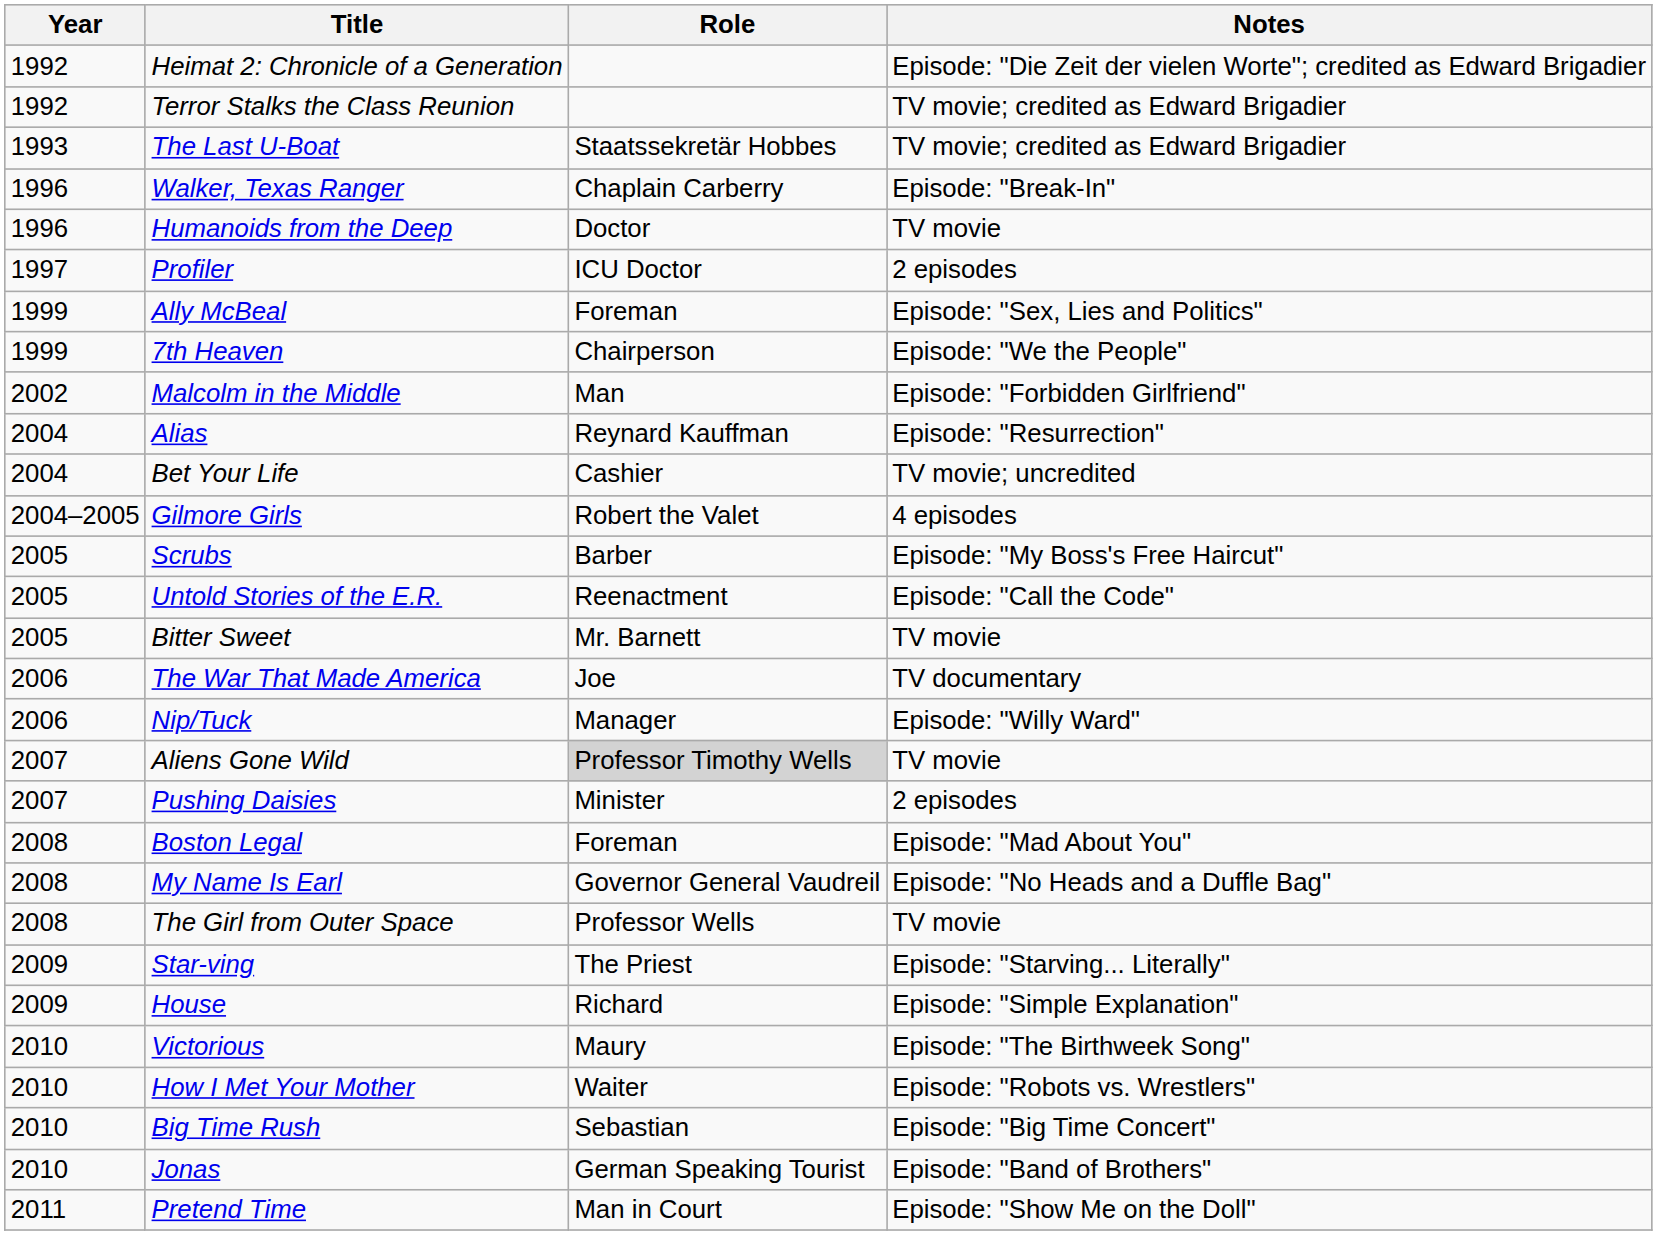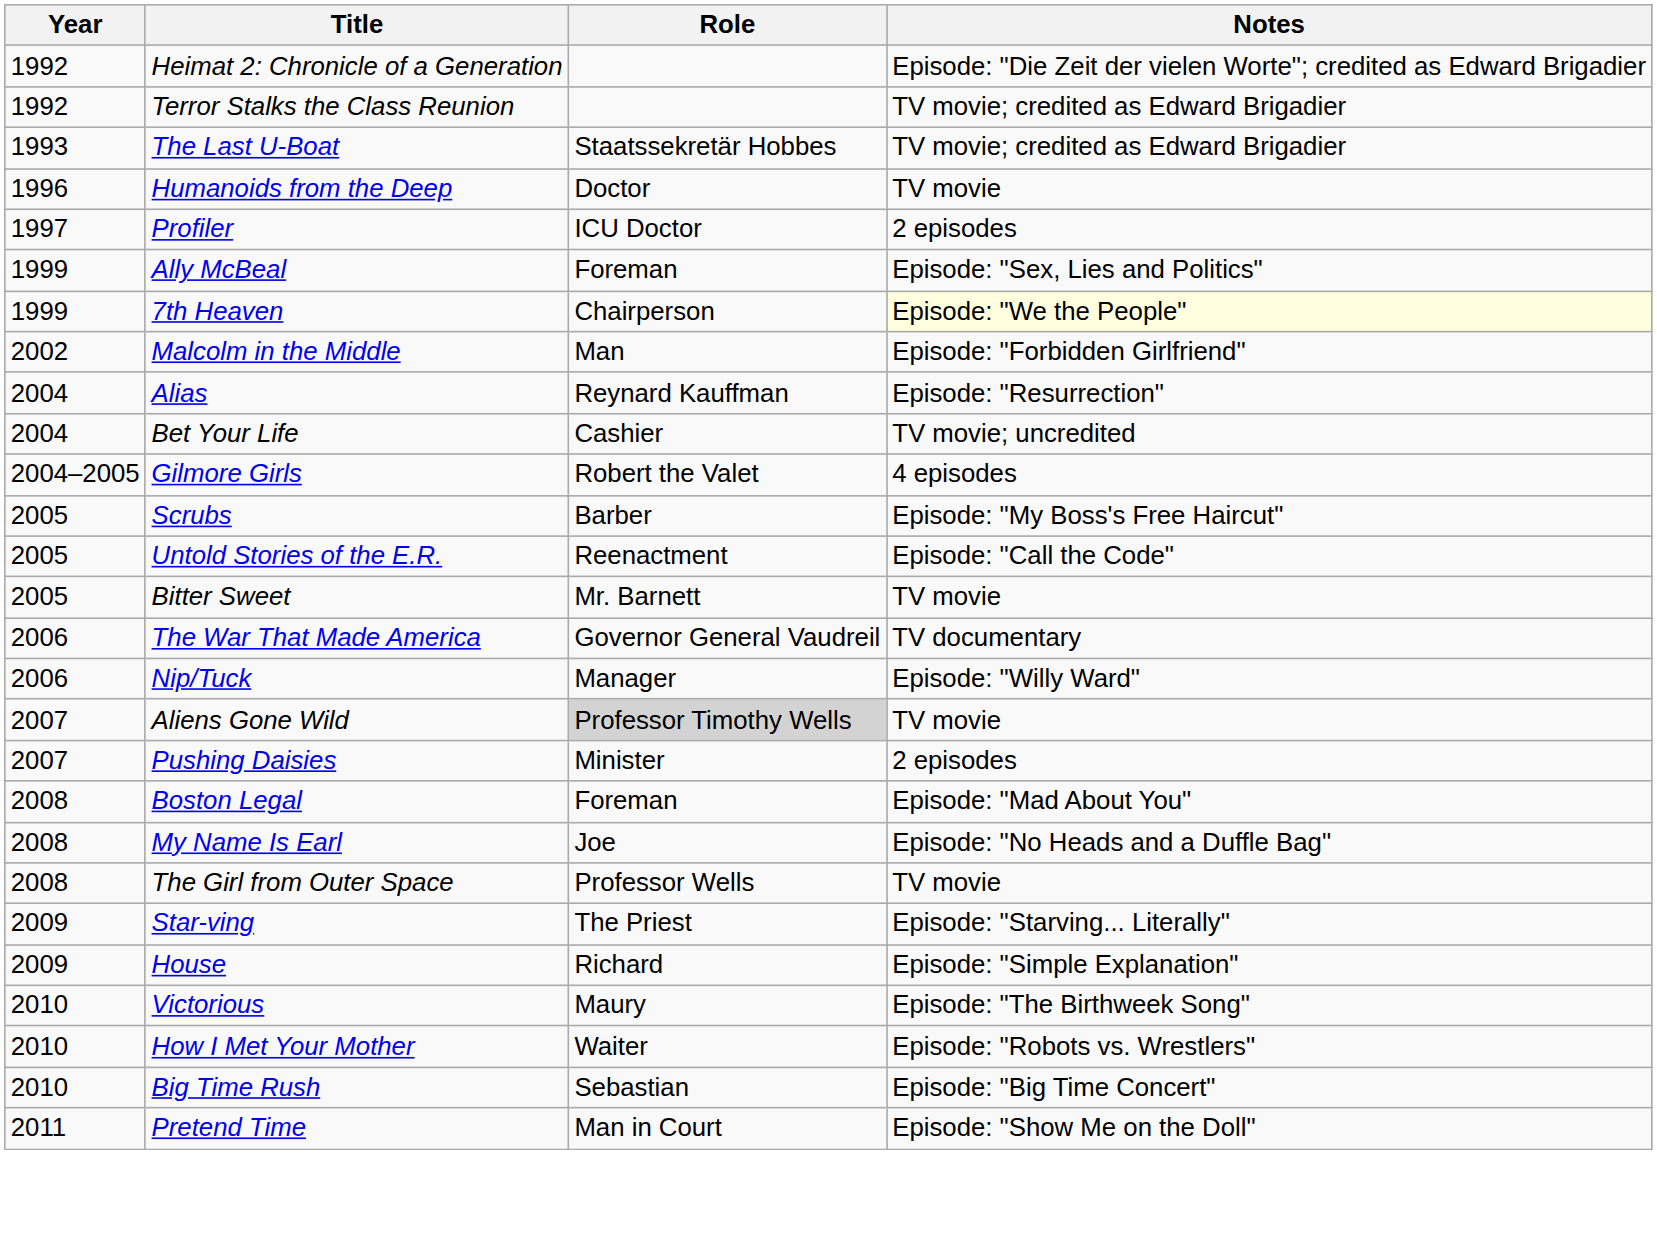- row: (278, 188)
(1039, 351) no background -> (1039, 310) lightyellow background
(595, 678) Joe -> (727, 637) Governor General Vaudreil
(727, 882) Governor General Vaudreil -> (595, 842) Joe
- row: (186, 1168)
